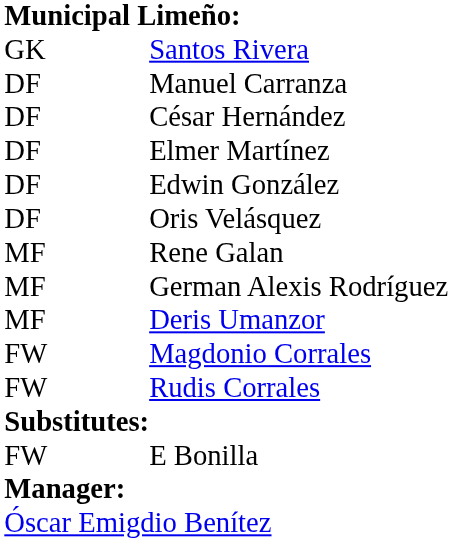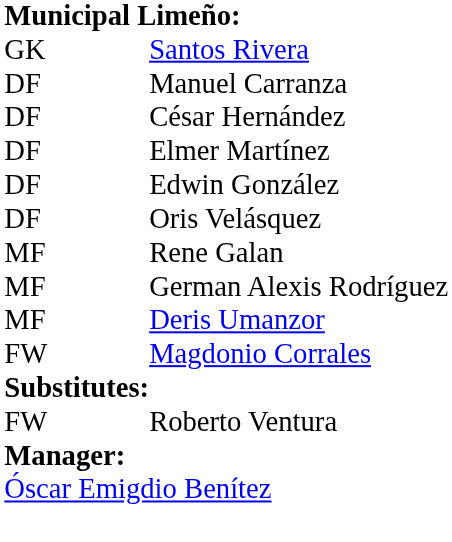- row: (235, 387)
- row: (204, 455)
+ row: (243, 421)
